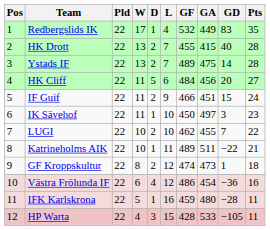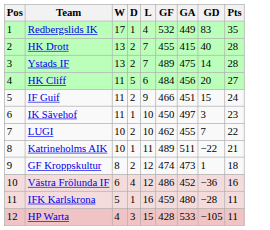- column: (122, 13)
(208, 183) 454 -> (187, 183) 452
